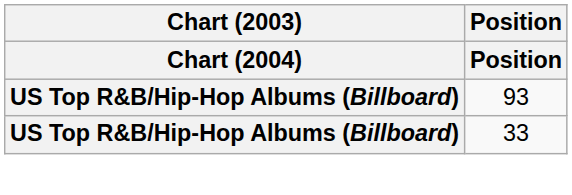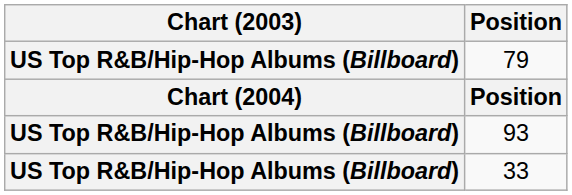+ row: (516, 60)
